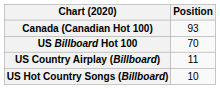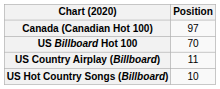(193, 28) 93 -> (193, 28) 97
